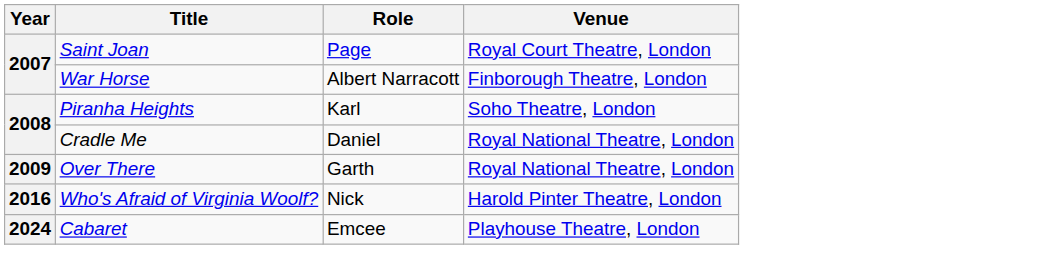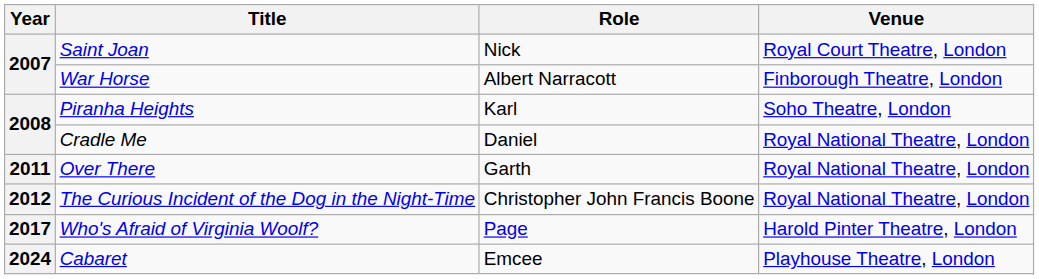(349, 49) Page -> (502, 49) Nick
(30, 169) 2009 -> (30, 169) 2011
+ row: (267, 199)
(30, 199) 2016 -> (30, 229) 2017
(345, 199) Nick -> (506, 229) Page
